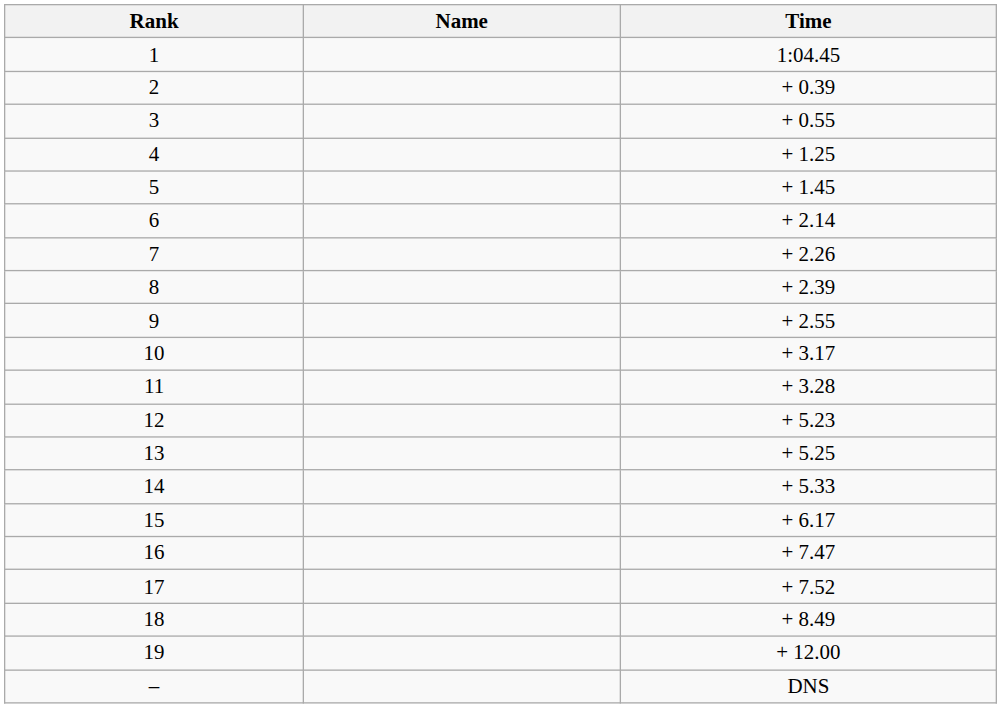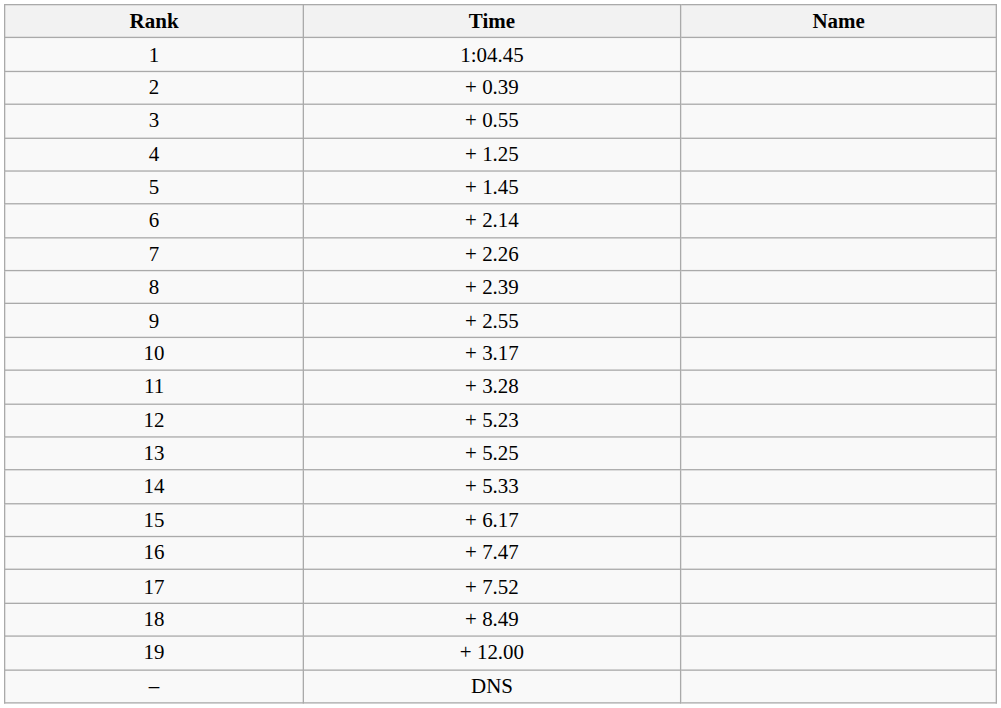columns swapped: (462, 21) <-> (808, 21)
